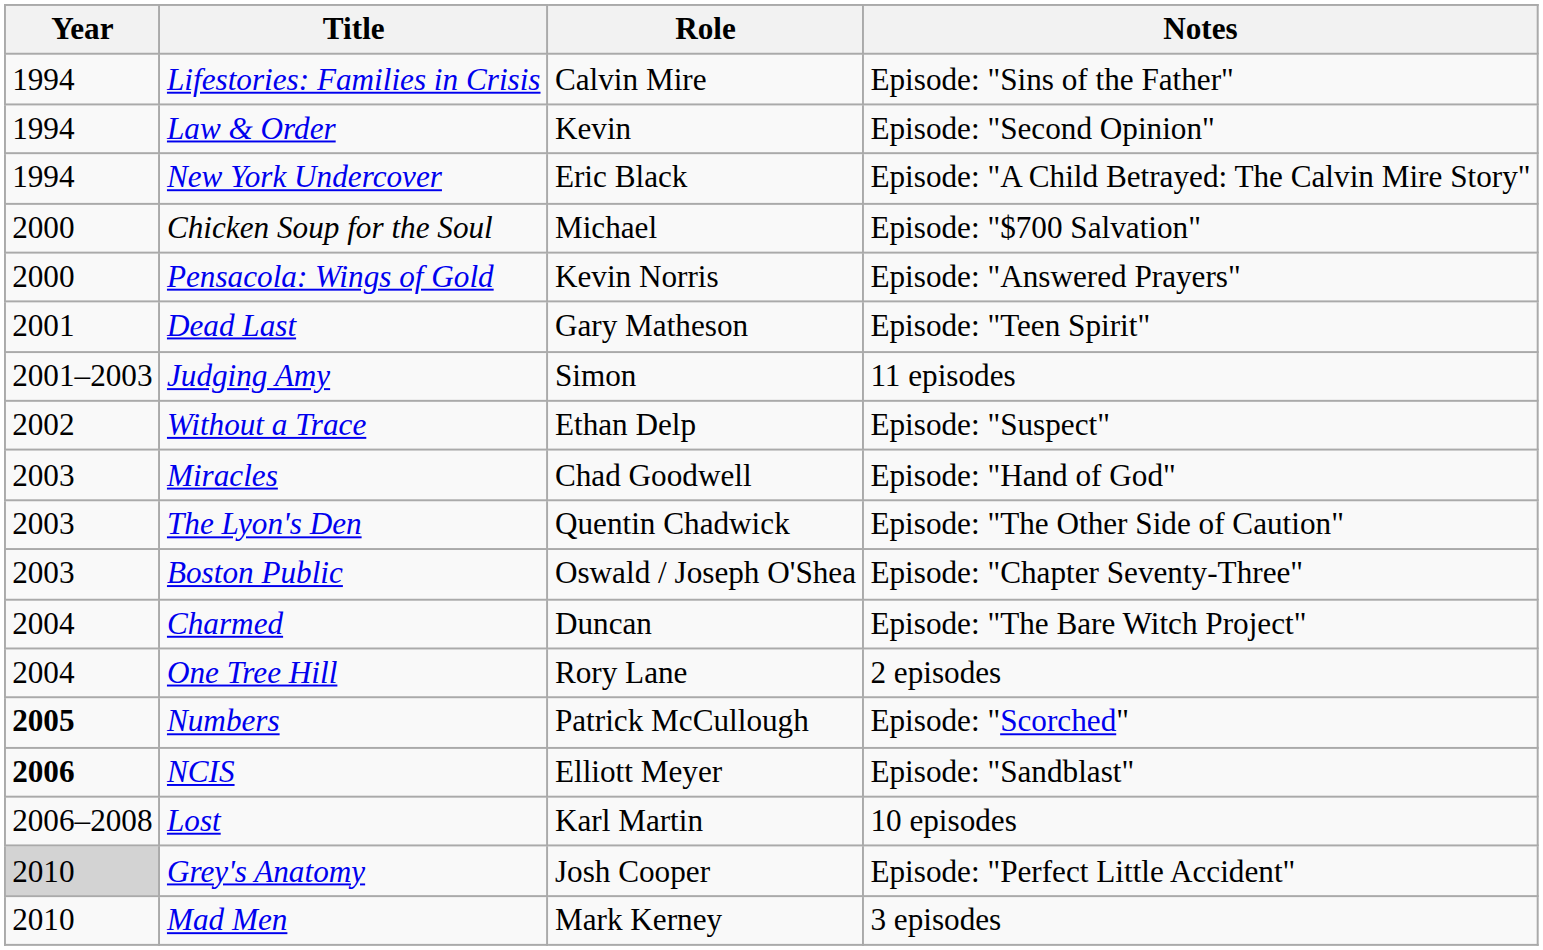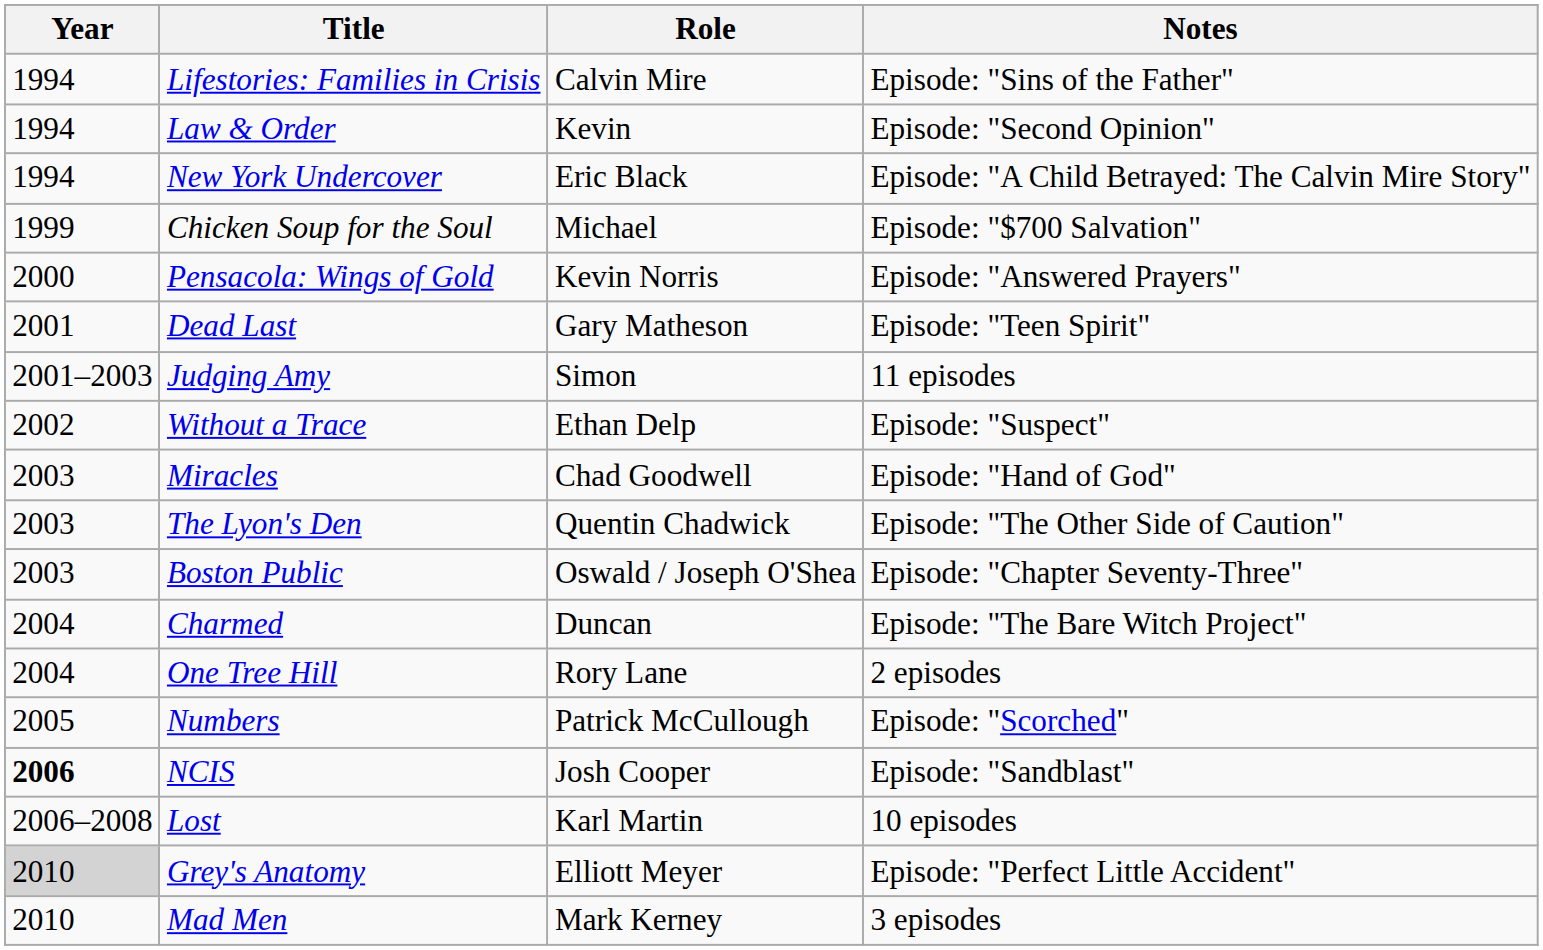(43, 227) 2000 -> (43, 227) 1999
(43, 721) bold -> (43, 721) normal
(639, 771) Elliott Meyer -> (632, 771) Josh Cooper
(632, 870) Josh Cooper -> (639, 870) Elliott Meyer
